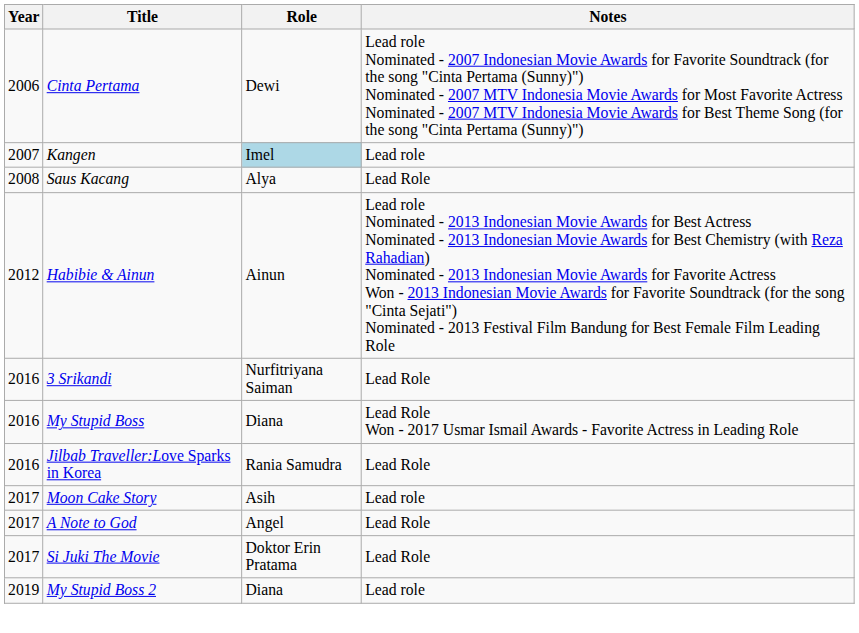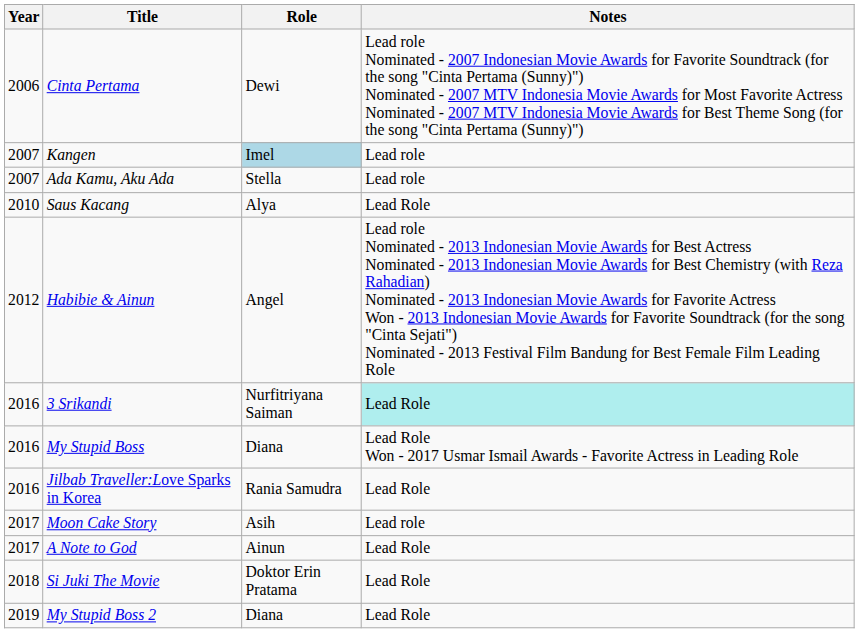+ row: (110, 179)
(24, 179) 2008 -> (24, 204) 2010
(265, 275) Ainun -> (265, 300) Angel
(398, 379) no background -> (398, 404) paleturquoise background
(265, 522) Angel -> (265, 547) Ainun
(24, 556) 2017 -> (24, 581) 2018
(395, 590) Lead role -> (398, 615) Lead Role
